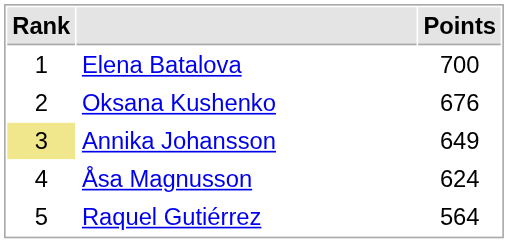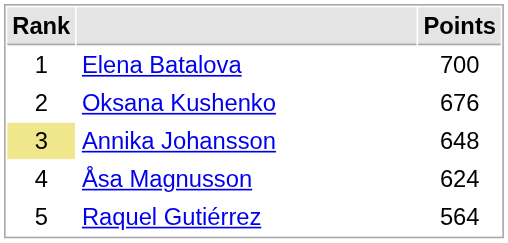(460, 141) 649 -> (460, 141) 648
